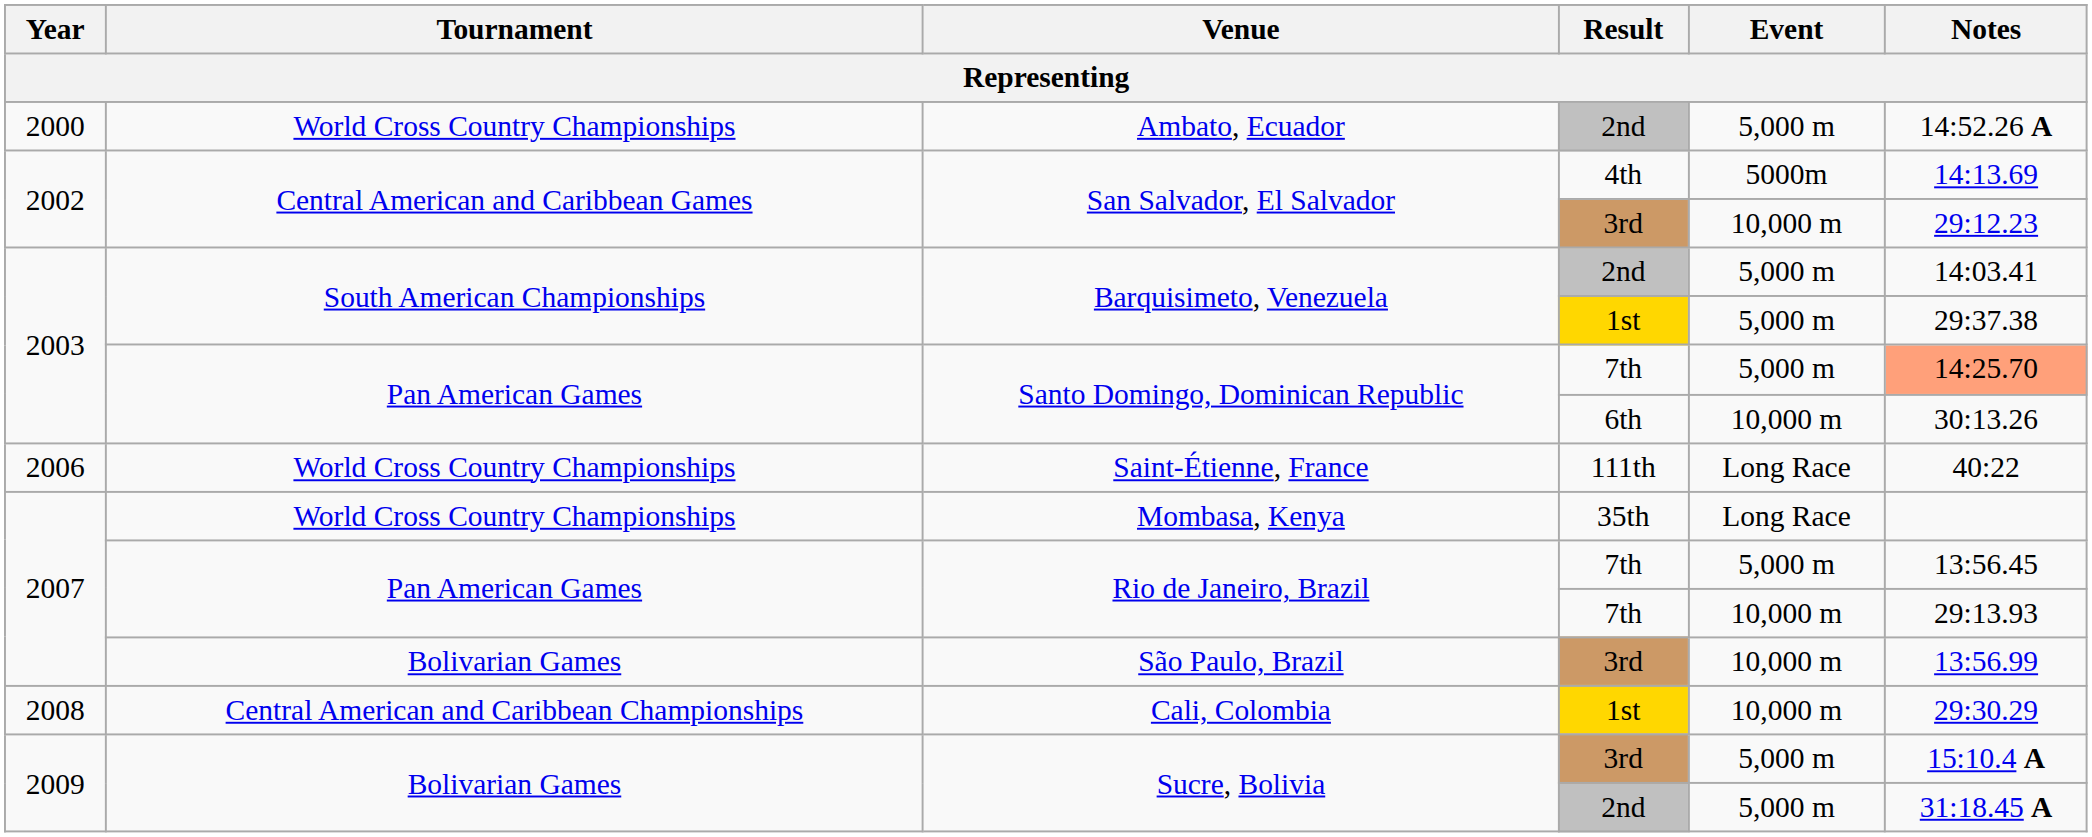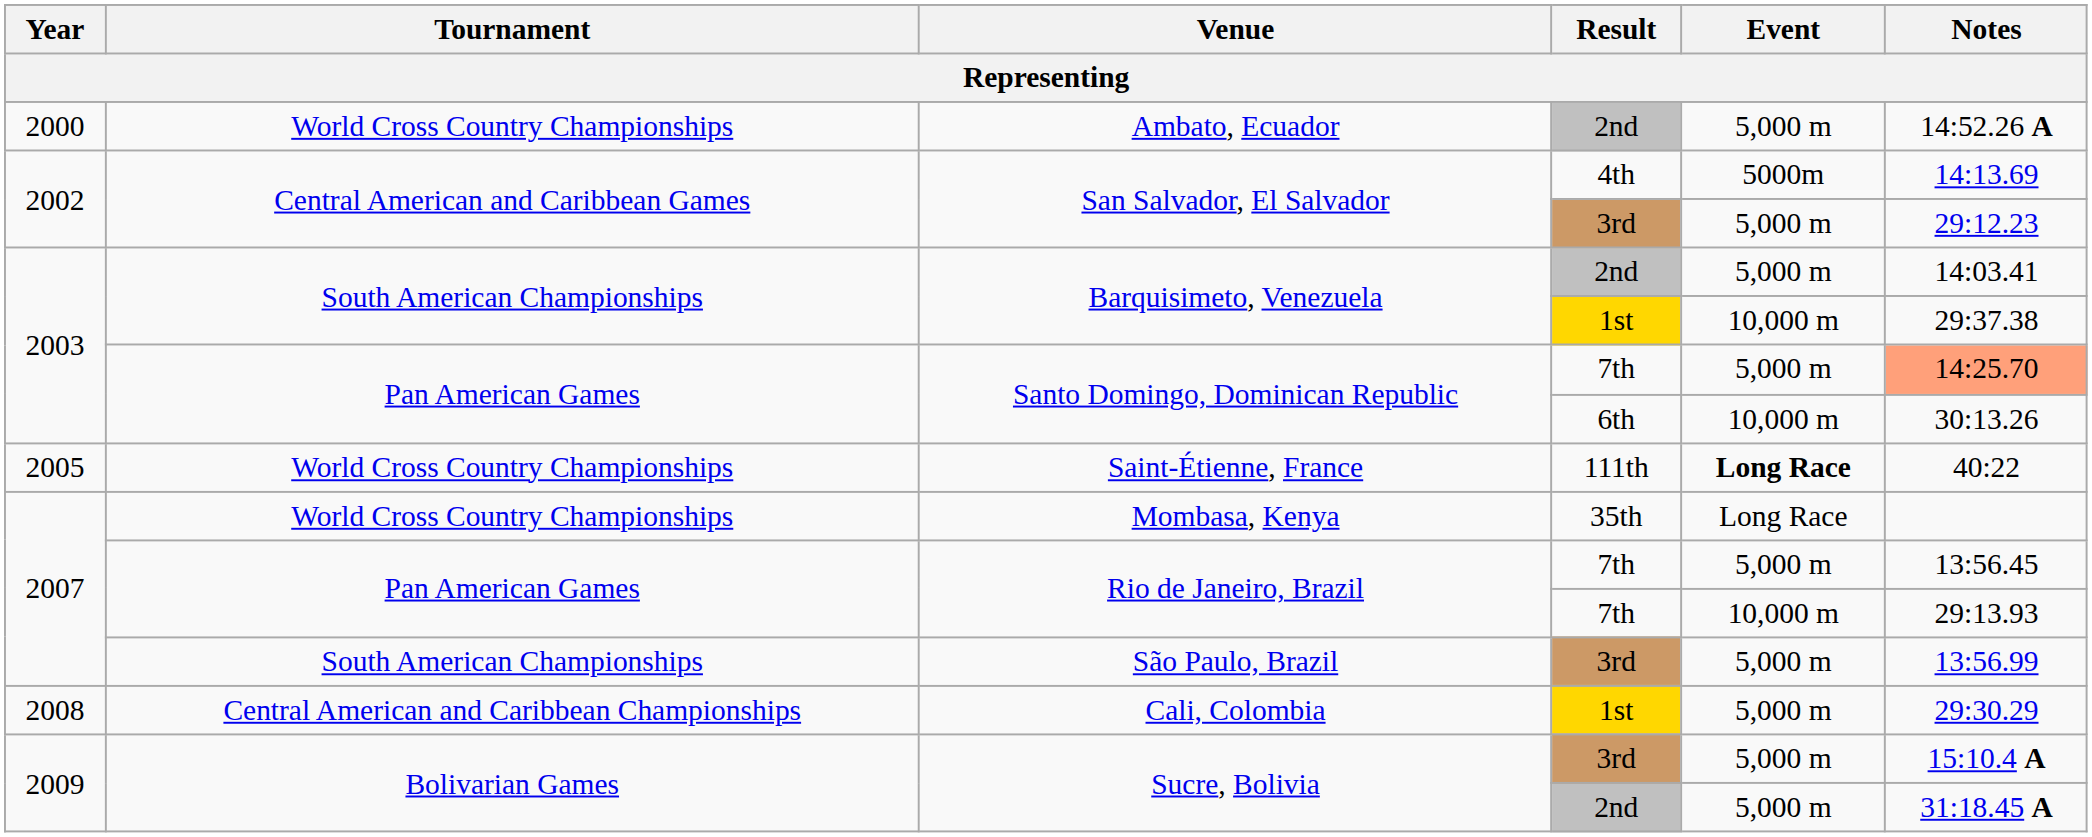(1787, 223) 10,000 m -> (1783, 223) 5,000 m
(1787, 320) 5,000 m -> (1783, 320) 10,000 m
(55, 466) 2006 -> (55, 466) 2005
(1787, 466) normal -> (1783, 466) bold
(514, 661) Bolivarian Games -> (512, 661) South American Championships
(1787, 661) 10,000 m -> (1783, 661) 5,000 m
(1787, 709) 10,000 m -> (1783, 709) 5,000 m
